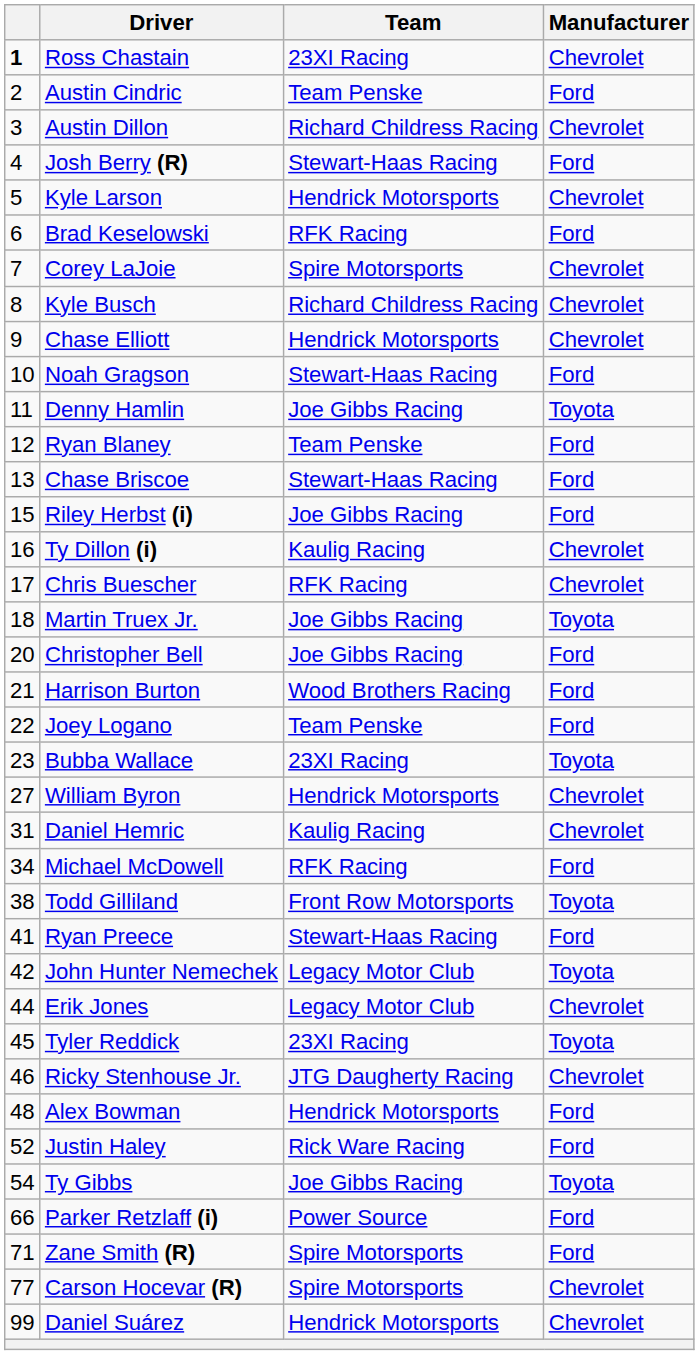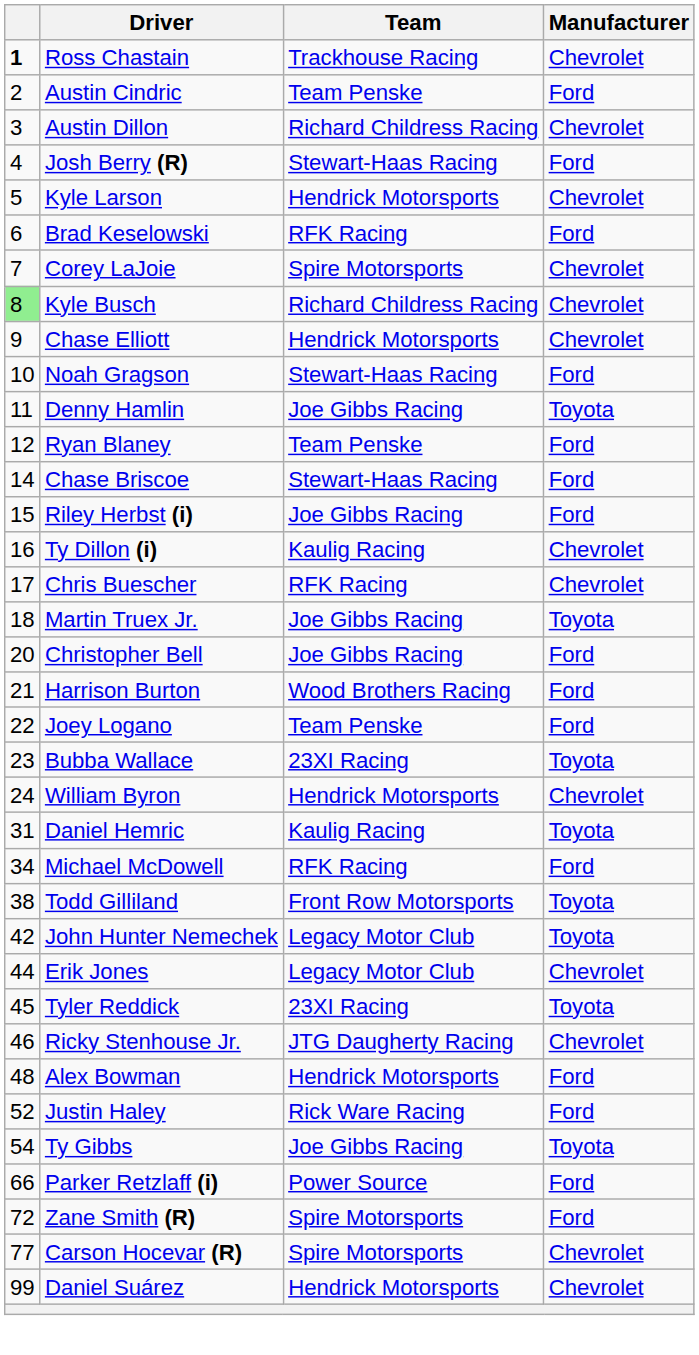(349, 58) 23XI Racing -> (383, 58) Trackhouse Racing
(16, 304) no background -> (16, 304) lightgreen background
(22, 479) 13 -> (22, 479) 14
(22, 795) 27 -> (22, 795) 24
(596, 831) Chevrolet -> (581, 831) Toyota
- row: (109, 936)
(22, 1252) 71 -> (22, 1217) 72
